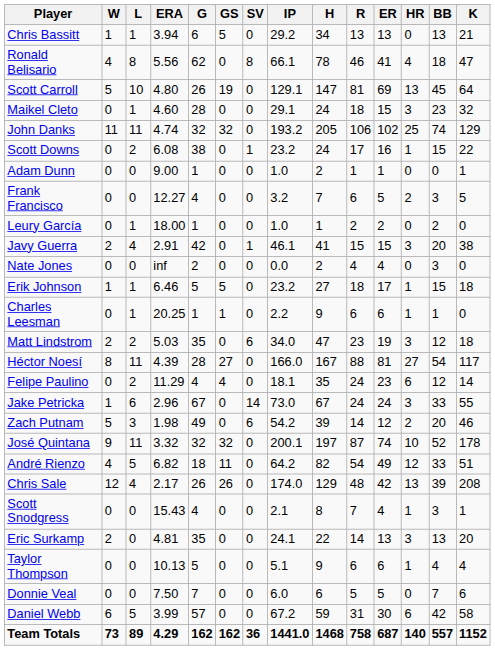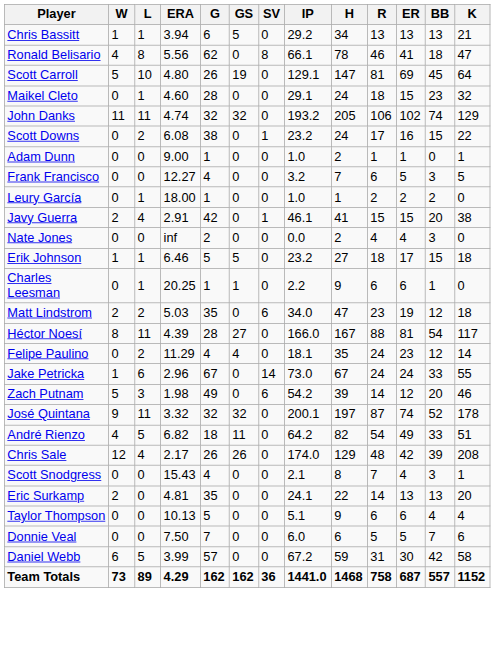- column: (415, 14)
